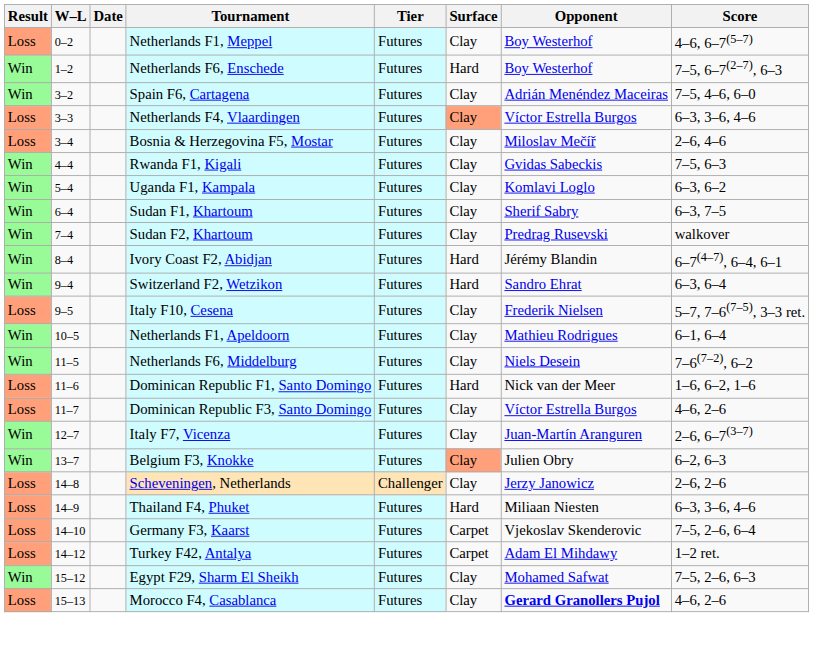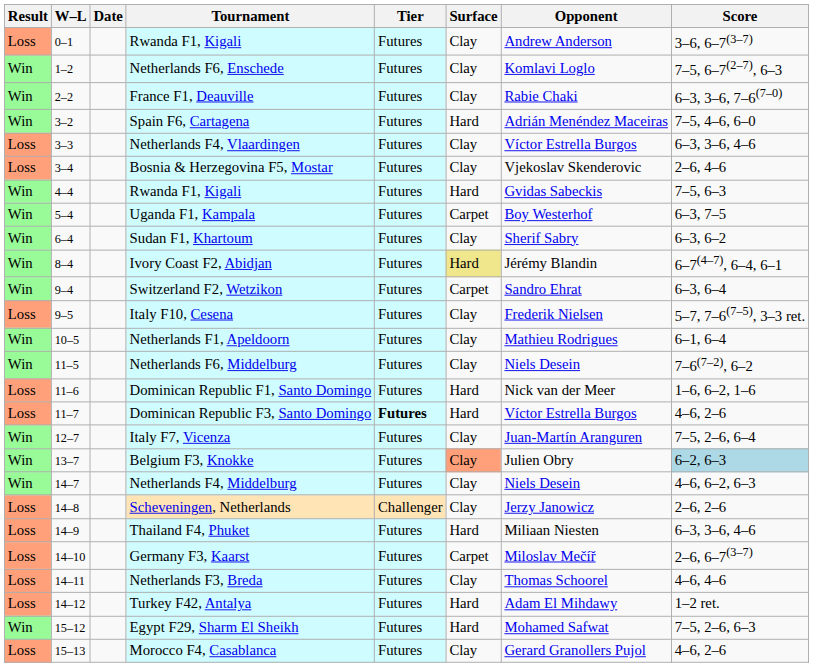+ row: (64, 42)
- row: (64, 42)
(464, 68) Hard -> (463, 68) Clay
(548, 68) Boy Westerhof -> (550, 68) Komlavi Loglo
+ row: (64, 97)
(463, 94) Clay -> (464, 121) Hard
(463, 117) lightsalmon background -> (463, 144) no background
(550, 140) Miloslav Mečíř -> (573, 168) Vjekoslav Skenderovic
(463, 164) Clay -> (464, 191) Hard
(463, 187) Clay -> (469, 214) Carpet
(550, 187) Komlavi Loglo -> (548, 214) Boy Westerhof
(700, 187) 6–3, 6–2 -> (700, 214) 6–3, 7–5
(700, 210) 6–3, 7–5 -> (700, 238) 6–3, 6–2
- row: (64, 235)
(464, 259) no background -> (464, 263) khaki background
(464, 284) Hard -> (469, 288) Carpet
(400, 409) normal -> (402, 413) bold
(463, 409) Clay -> (464, 413) Hard
(714, 434) 2–6, 6–7(3–7) -> (715, 436) 7–5, 2–6, 6–4
(700, 460) no background -> (700, 460) lightblue background
+ row: (67, 484)
(573, 530) Vjekoslav Skenderovic -> (550, 555) Miloslav Mečíř
(715, 530) 7–5, 2–6, 6–4 -> (714, 555) 2–6, 6–7(3–7)
+ row: (70, 581)
(469, 553) Carpet -> (464, 604) Hard
(463, 576) Clay -> (464, 627) Hard
(582, 600) bold -> (575, 651) normal
